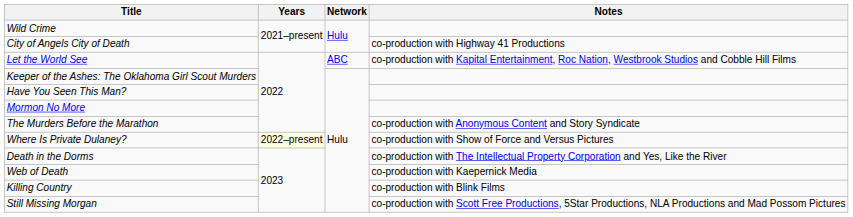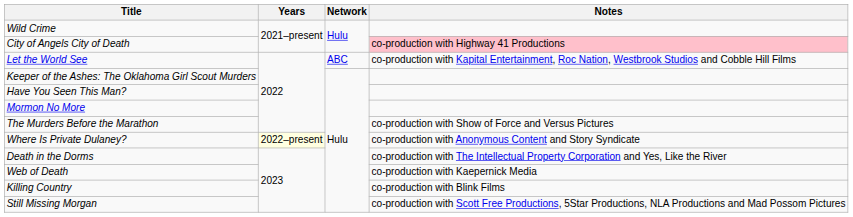(468, 44) no background -> (468, 44) pink background
(506, 124) co-production with Anonymous Content and Story Syndicate -> (493, 124) co-production with Show of Force and Versus Pictures
(493, 140) co-production with Show of Force and Versus Pictures -> (506, 140) co-production with Anonymous Content and Story Syndicate
